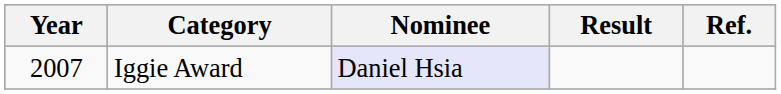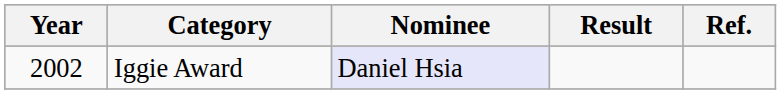(56, 67) 2007 -> (56, 67) 2002
